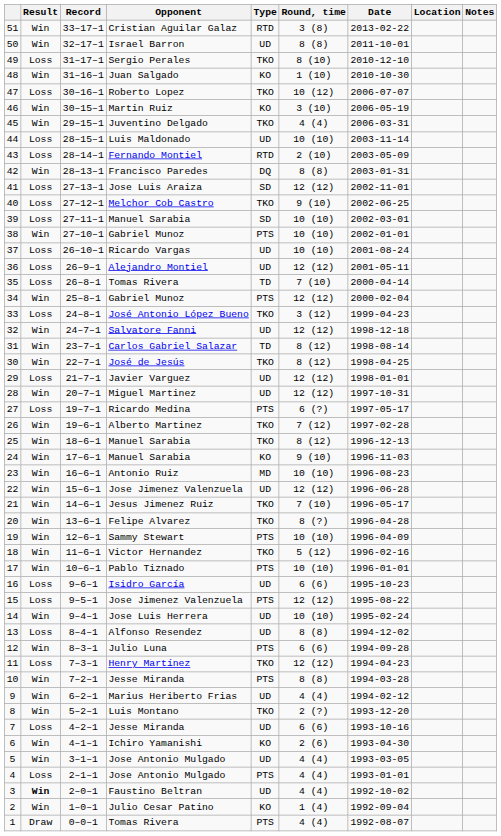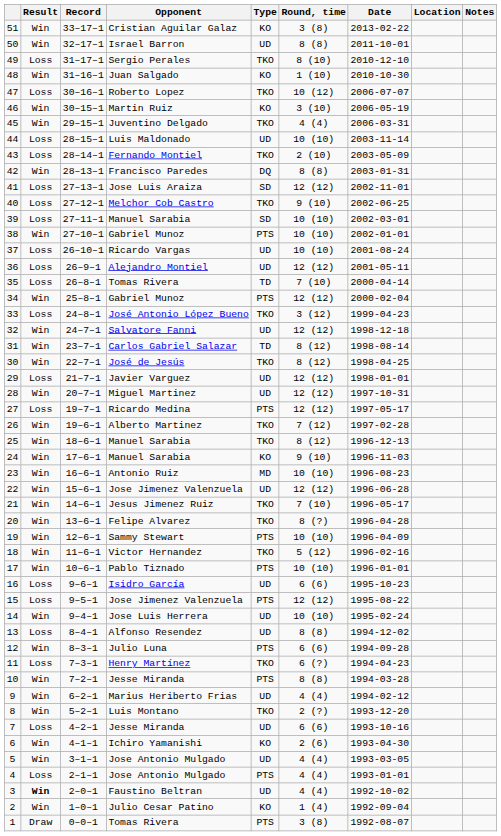(265, 28) RTD -> (265, 28) KO
(265, 155) RTD -> (265, 155) TKO
(314, 410) 6 (?) -> (314, 410) 12 (12)
(314, 664) 12 (12) -> (314, 664) 6 (?)
(314, 823) 4 (4) -> (314, 823) 3 (8)
